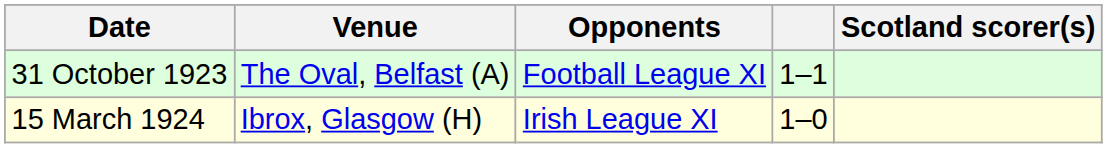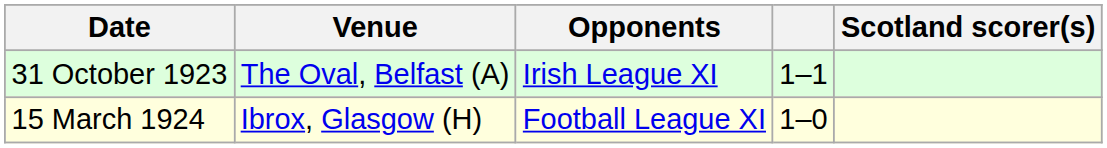(644, 73) Football League XI -> (620, 73) Irish League XI
(620, 119) Irish League XI -> (644, 119) Football League XI
